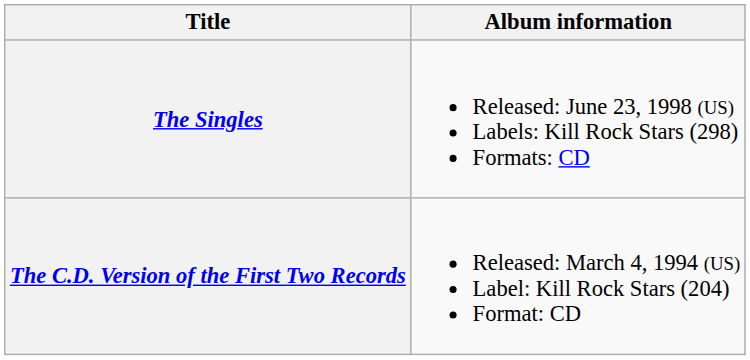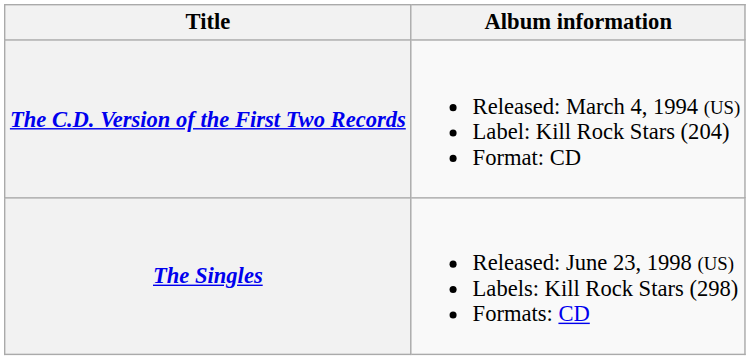rows swapped: (208, 275) <-> (208, 118)
